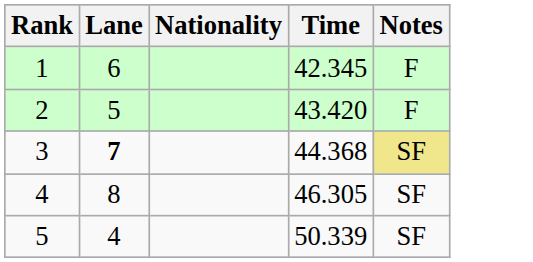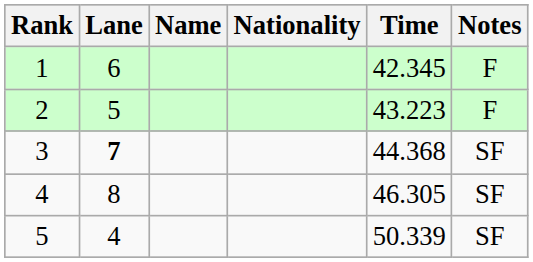+ column: (188, 25)
(331, 109) 43.420 -> (409, 109) 43.223
(411, 151) khaki background -> (490, 151) no background
